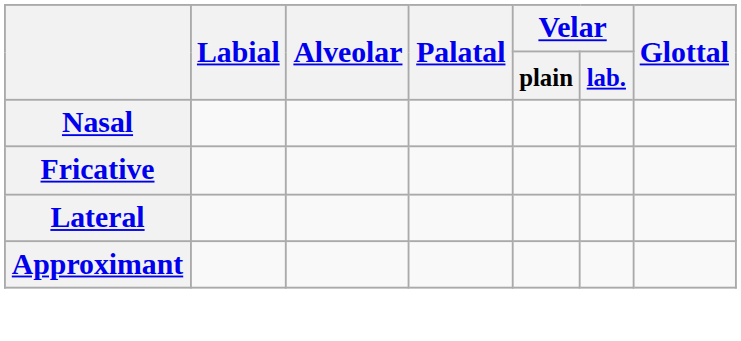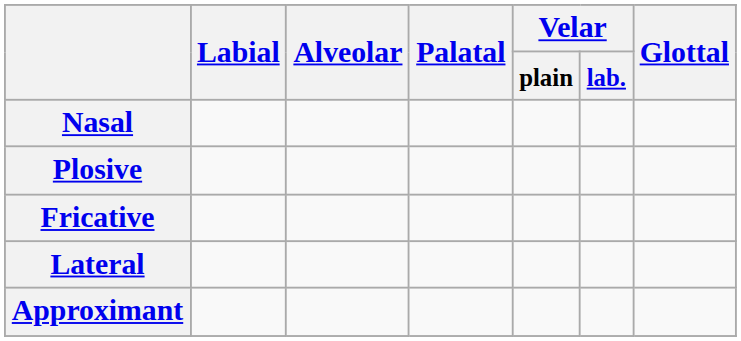+ row: (97, 169)
